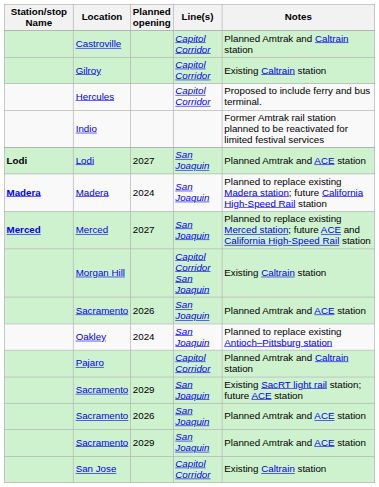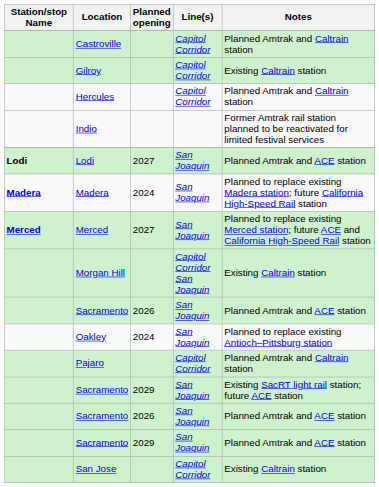(297, 97) Proposed to include ferry and bus terminal. -> (286, 97) Planned Amtrak and Caltrain station
